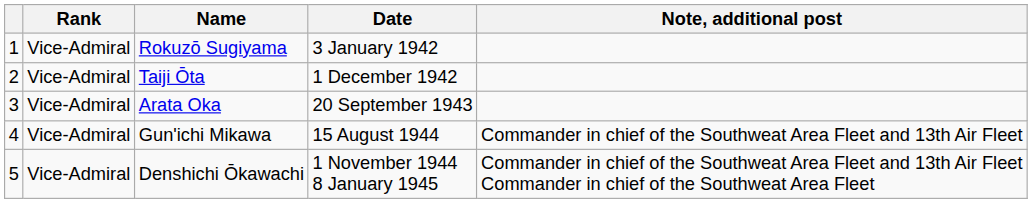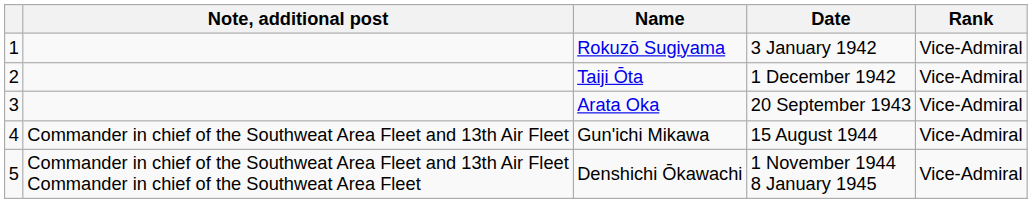columns swapped: (79, 18) <-> (752, 18)
